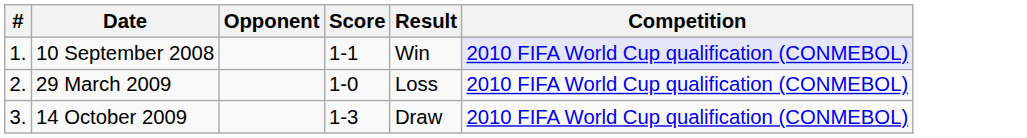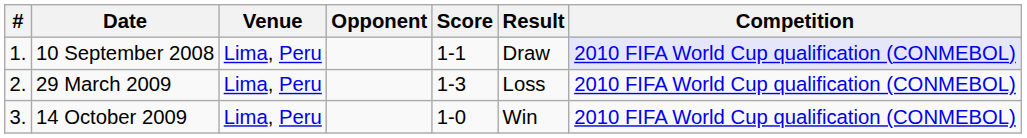+ column: (273, 21)
(412, 53) Win -> (526, 53) Draw
(344, 85) 1-0 -> (451, 85) 1-3
(344, 117) 1-3 -> (451, 117) 1-0
(419, 117) Draw -> (520, 117) Win
